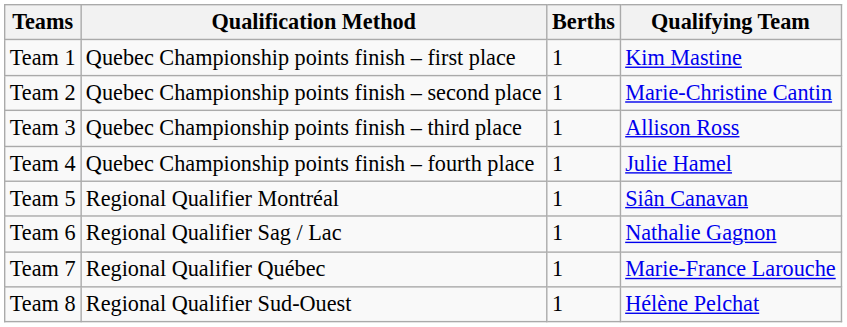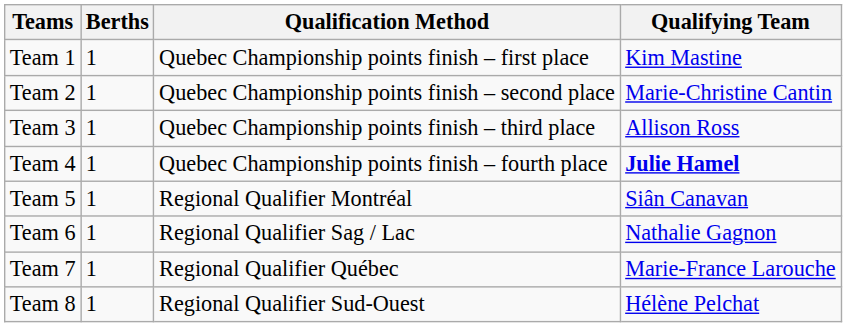columns swapped: (314, 22) <-> (583, 22)
(679, 163) normal -> (682, 163) bold
